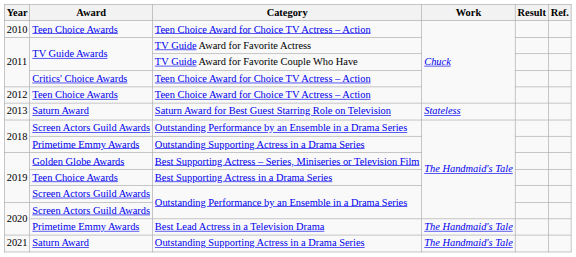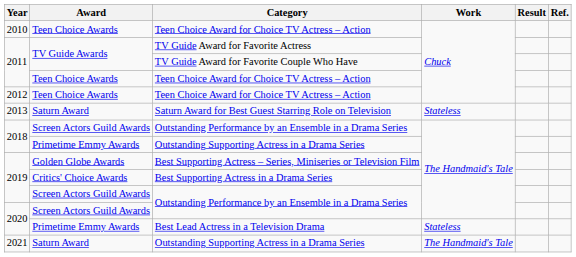(80, 78) Critics' Choice Awards -> (75, 78) Teen Choice Awards
(75, 177) Teen Choice Awards -> (80, 177) Critics' Choice Awards
(468, 227) The Handmaid's Tale -> (442, 227) Stateless
